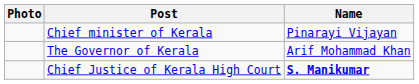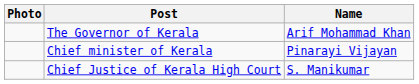rows swapped: (123, 51) <-> (130, 32)
(328, 70) bold -> (328, 70) normal
